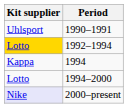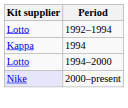- row: (88, 29)
(18, 45) gold background -> (18, 29) no background
